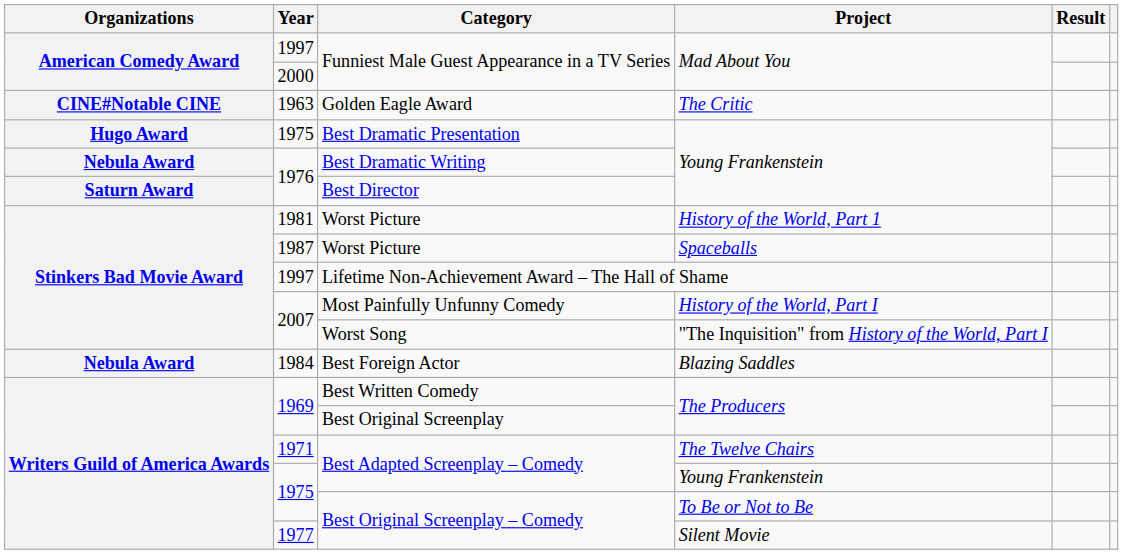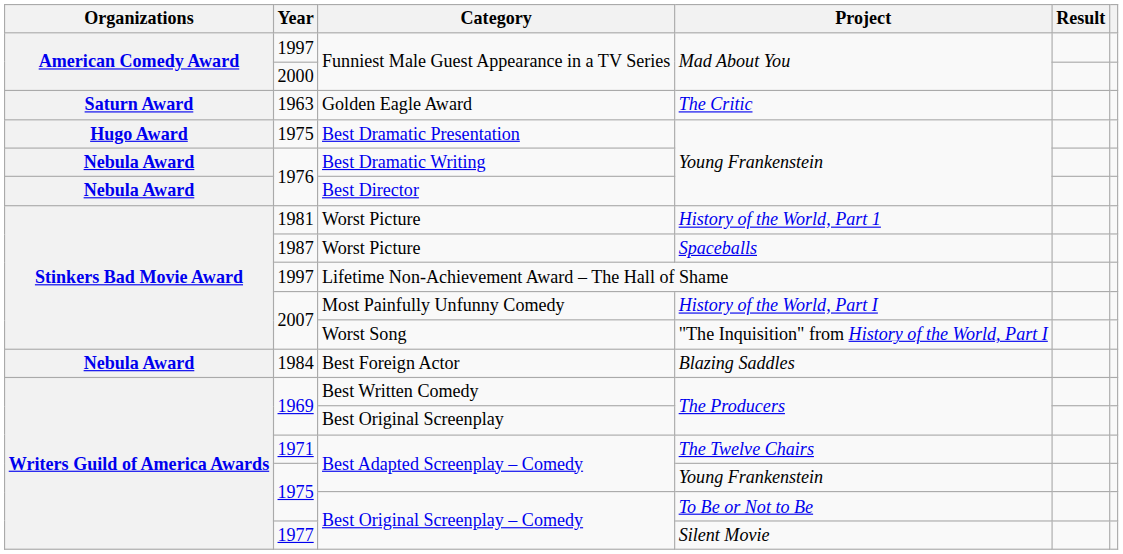(139, 104) CINE#Notable CINE -> (139, 104) Saturn Award
(139, 190) Saturn Award -> (139, 190) Nebula Award
